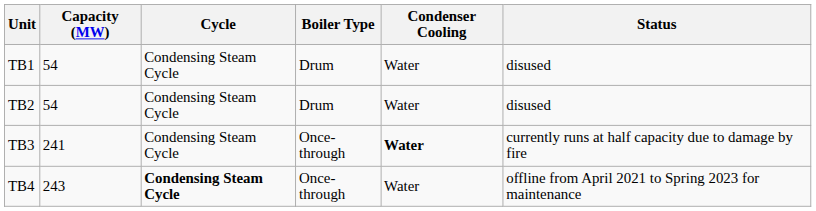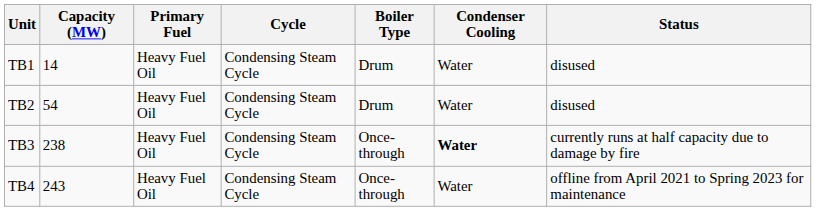+ column: (177, 24)
(50, 65) 54 -> (50, 65) 14
(54, 145) 241 -> (54, 145) 238
(204, 186) bold -> (280, 186) normal
